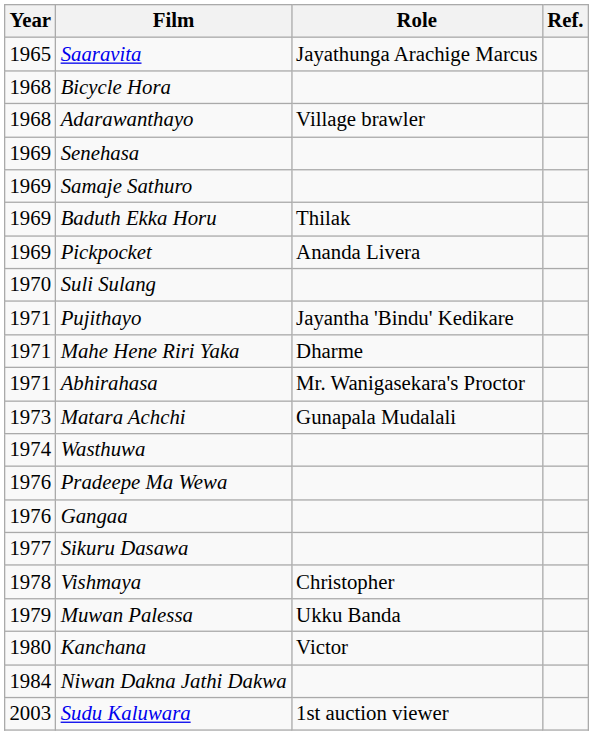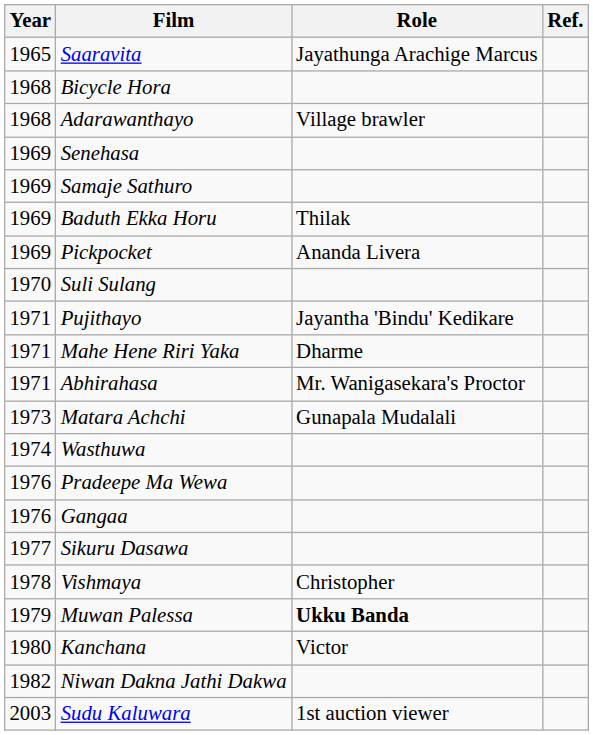(348, 614) normal -> (352, 614) bold
(30, 680) 1984 -> (30, 680) 1982
